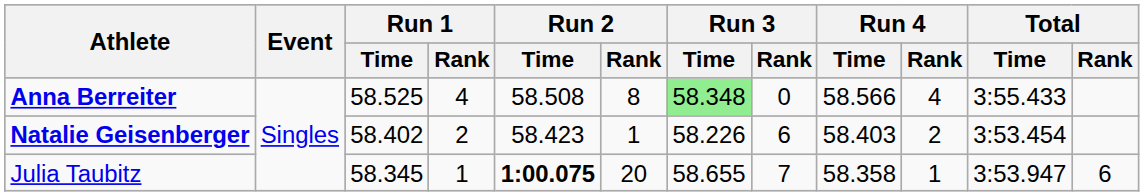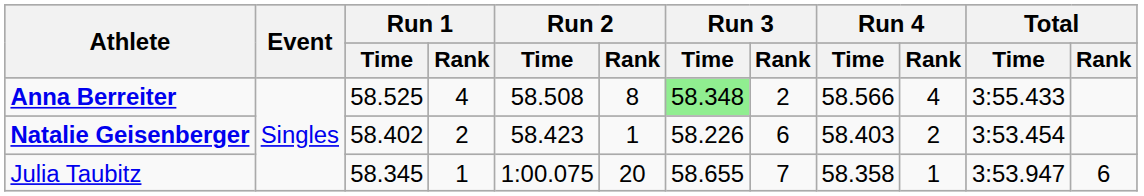(784, 98) 0 -> (783, 98) 2
(548, 173) bold -> (547, 173) normal
